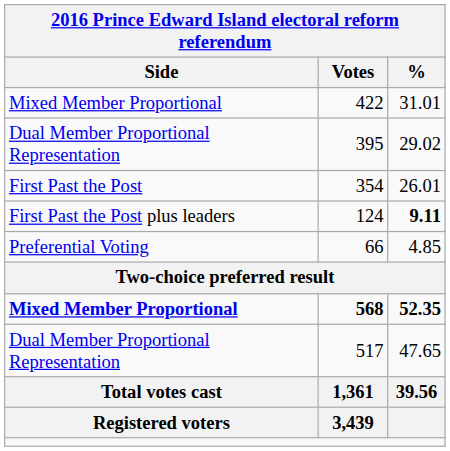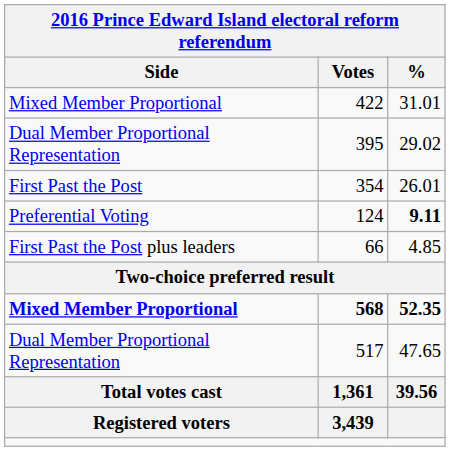(122, 216) First Past the Post plus leaders -> (79, 216) Preferential Voting
(79, 247) Preferential Voting -> (122, 247) First Past the Post plus leaders
